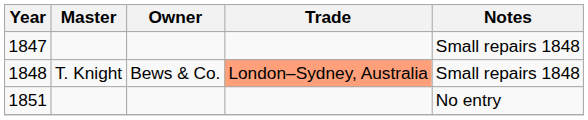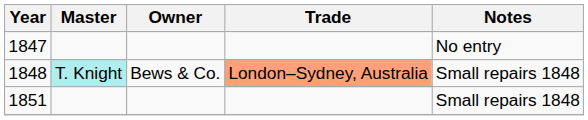(508, 45) Small repairs 1848 -> (469, 45) No entry
(89, 73) no background -> (89, 73) paleturquoise background
(469, 100) No entry -> (508, 100) Small repairs 1848
